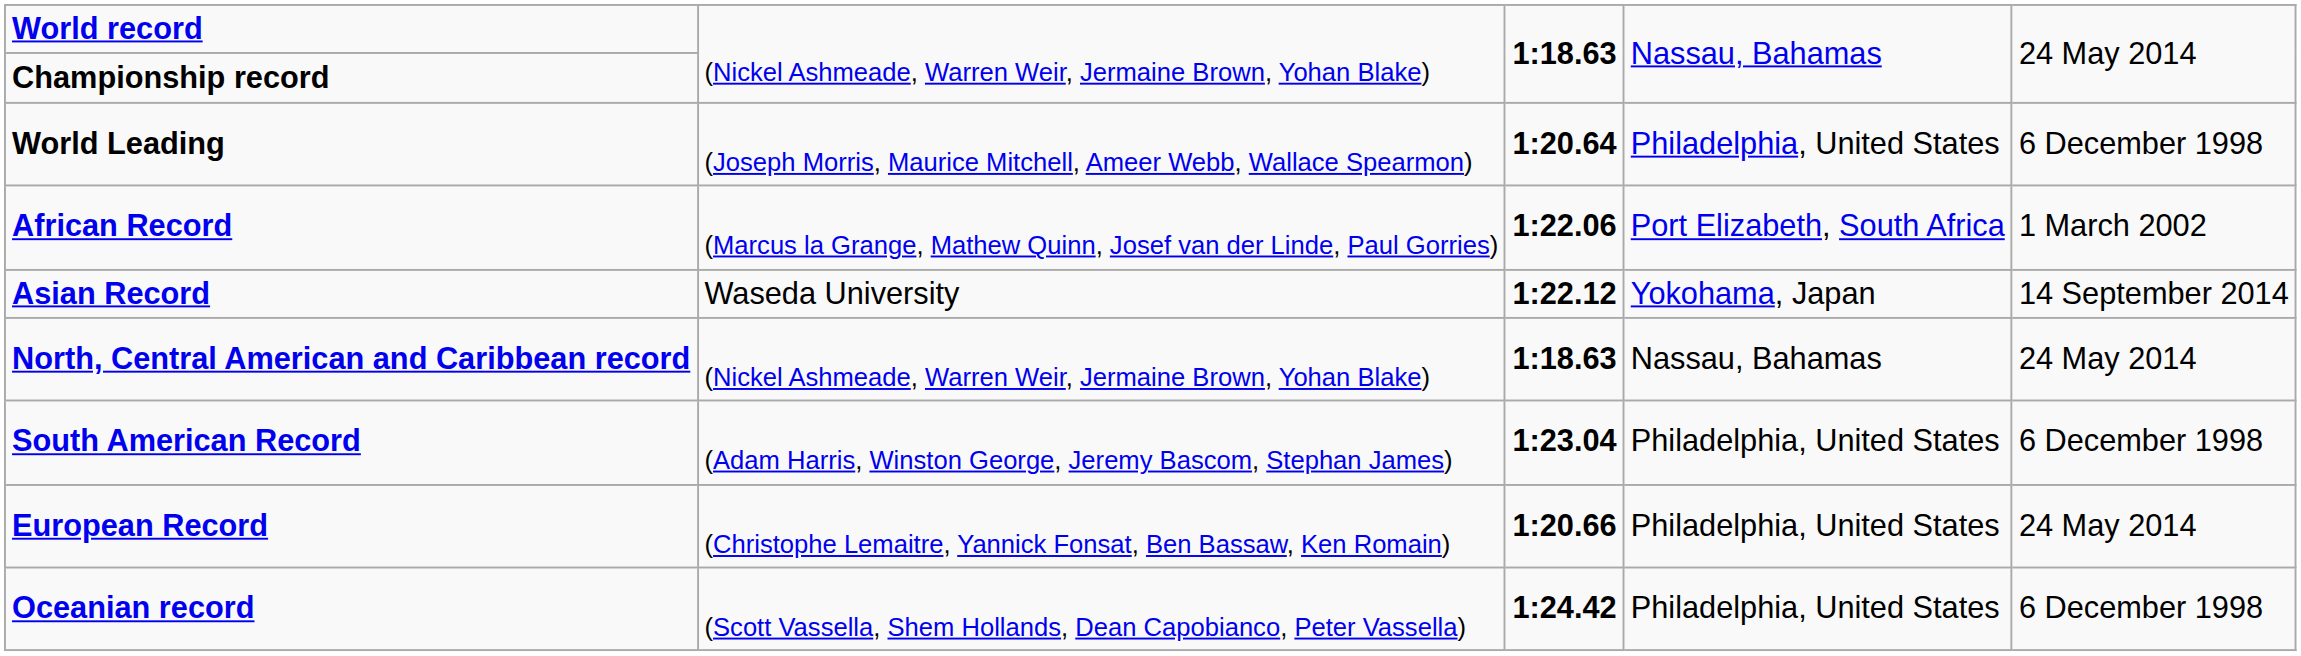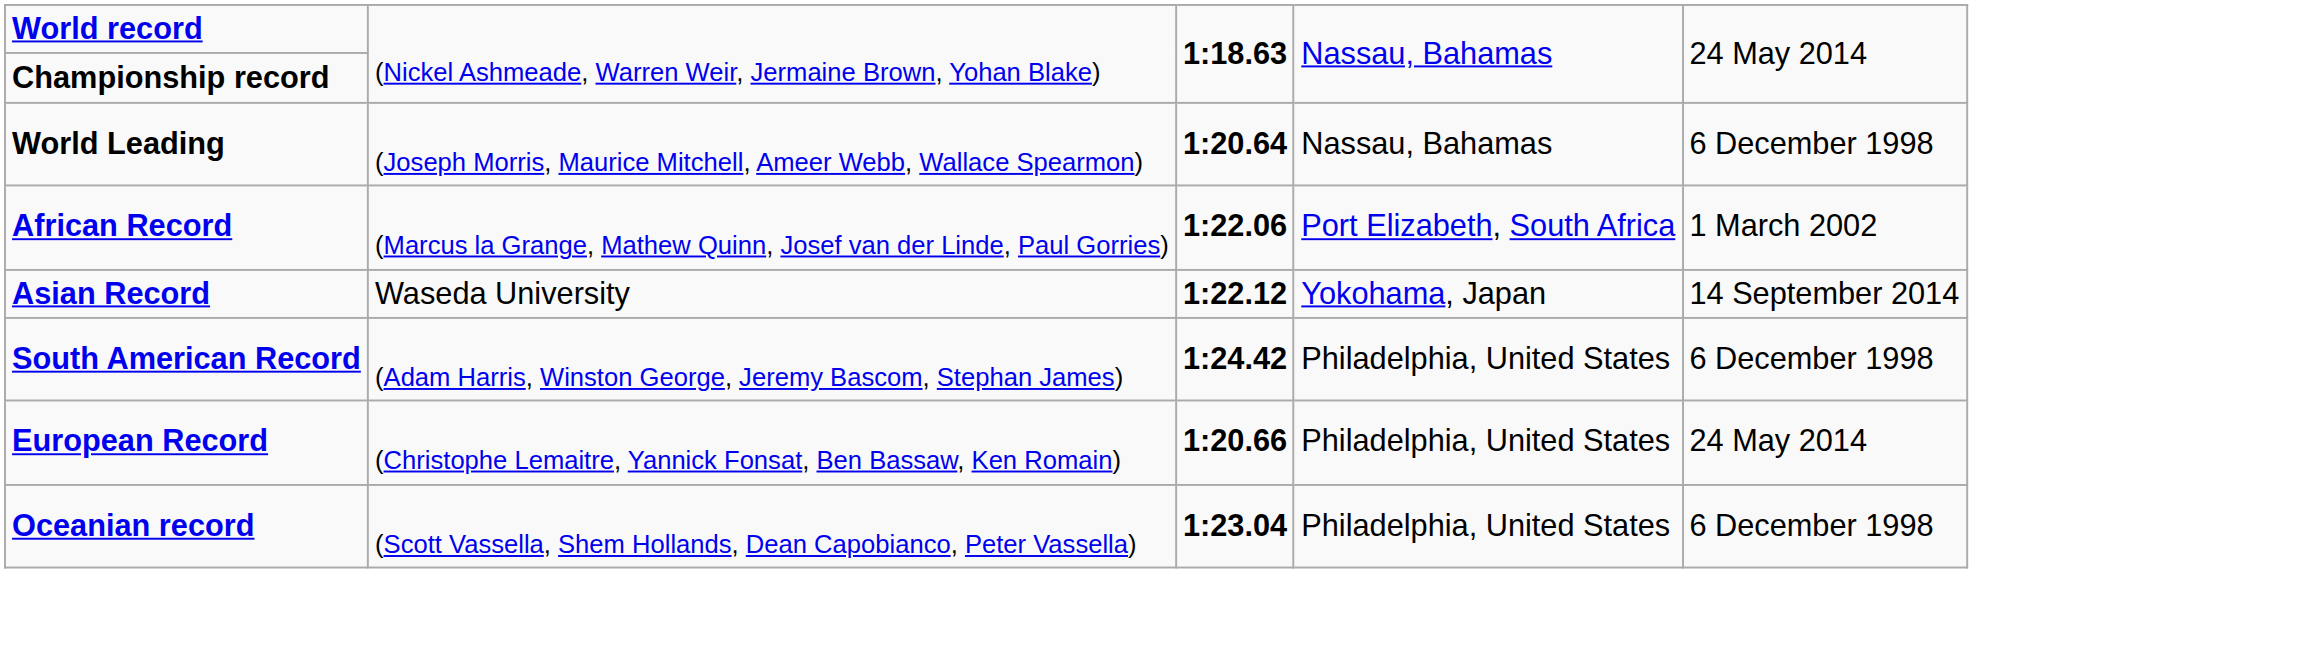(1815, 143) Philadelphia, United States -> (1427, 143) Nassau, Bahamas
- row: (351, 358)
(1564, 442) 1:23.04 -> (1235, 358) 1:24.42
(1564, 608) 1:24.42 -> (1235, 525) 1:23.04
